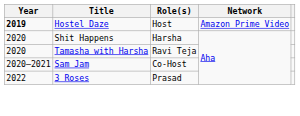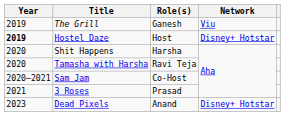+ row: (77, 24)
(245, 24) Amazon Prime Video -> (237, 38) Disney+ Hotstar
(16, 78) 2022 -> (16, 91) 2021
+ row: (82, 104)
